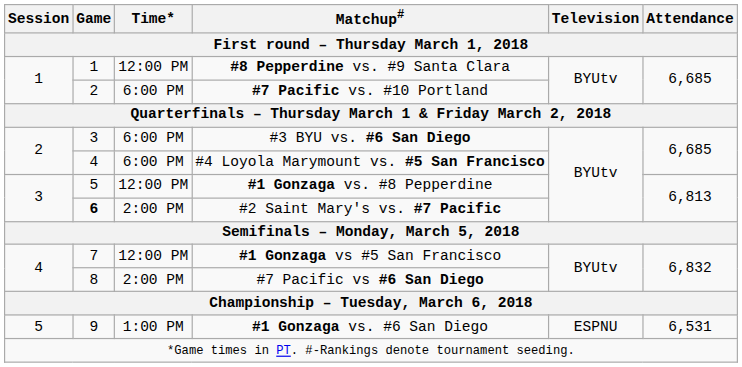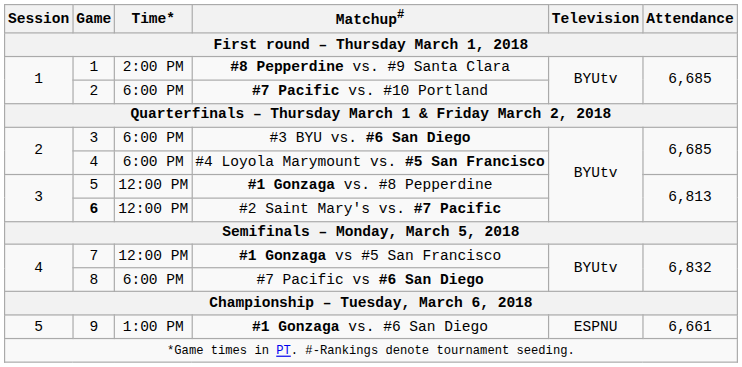(153, 69) 12:00 PM -> (153, 69) 2:00 PM
(153, 210) 2:00 PM -> (153, 210) 12:00 PM
(153, 280) 2:00 PM -> (153, 280) 6:00 PM
(690, 327) 6,531 -> (690, 327) 6,661
